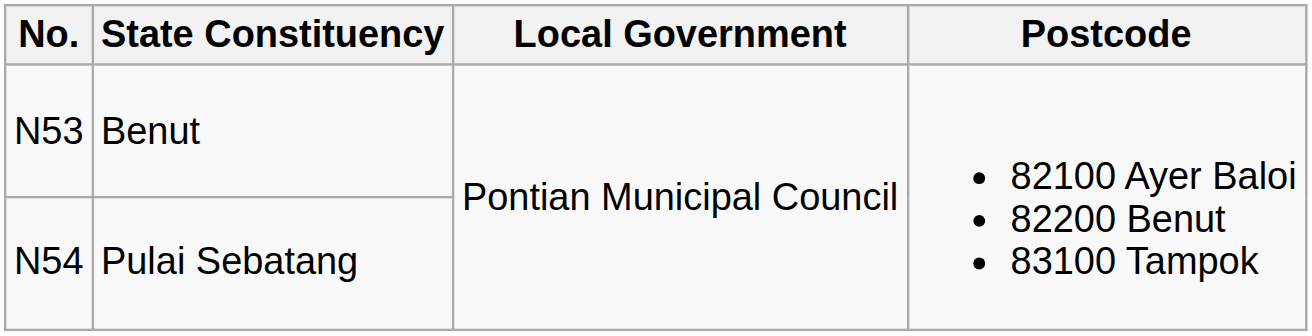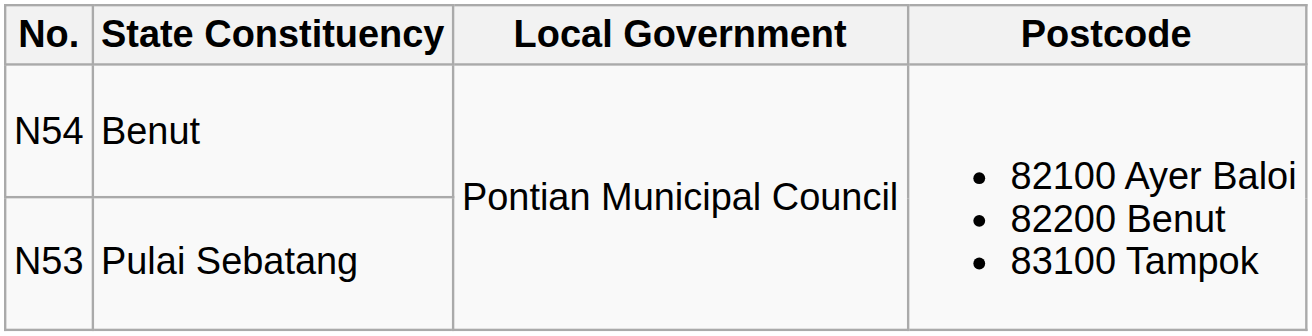(49, 130) N53 -> (49, 130) N54
(49, 262) N54 -> (49, 262) N53
